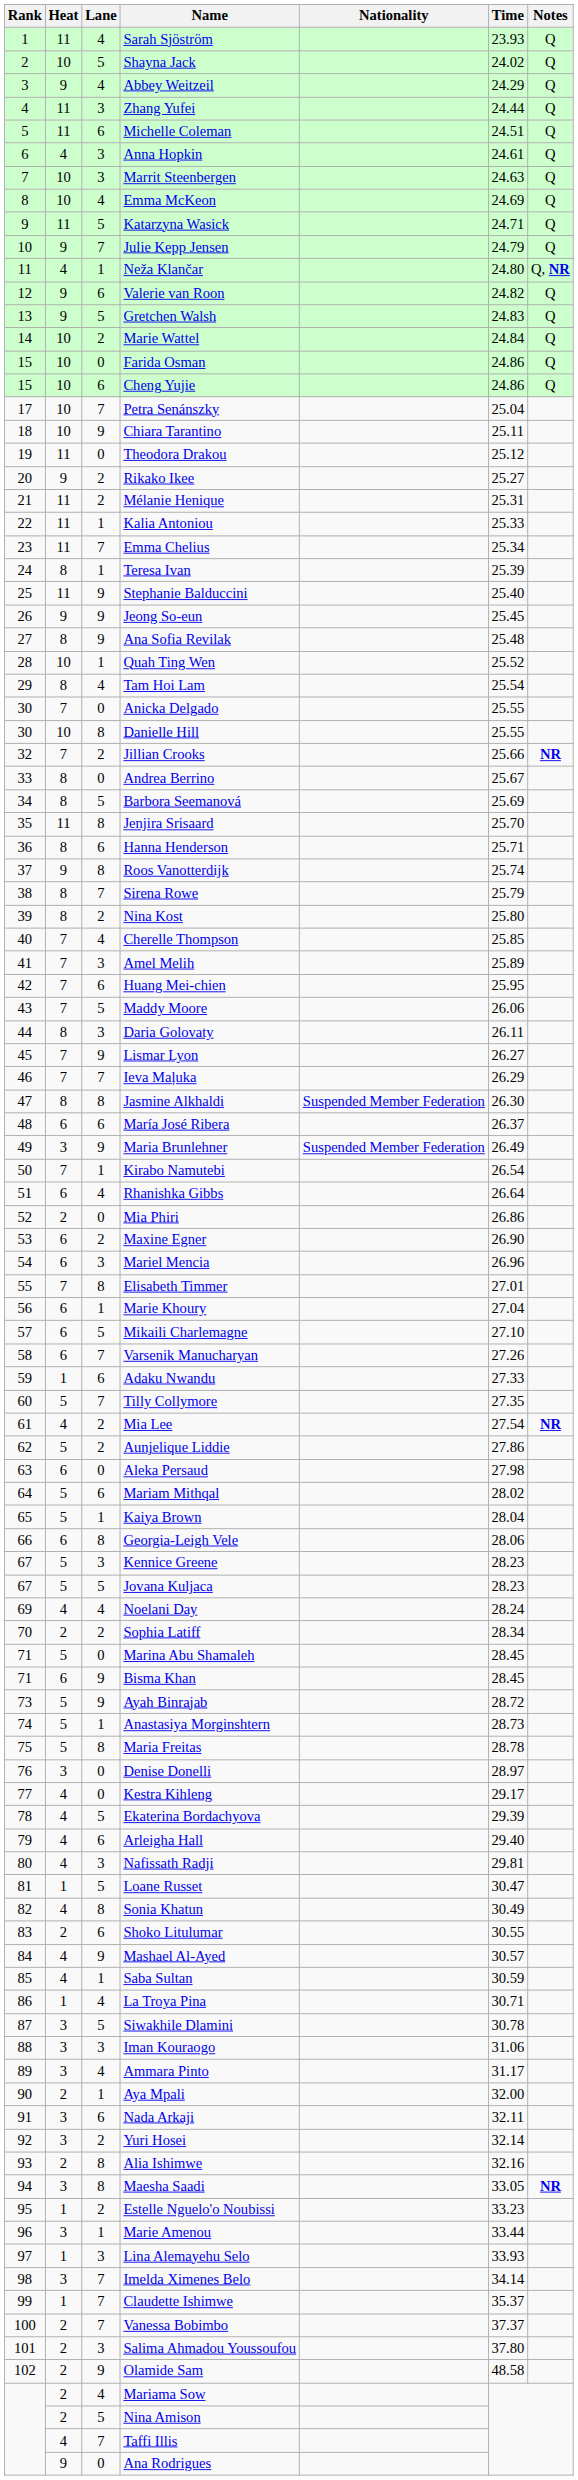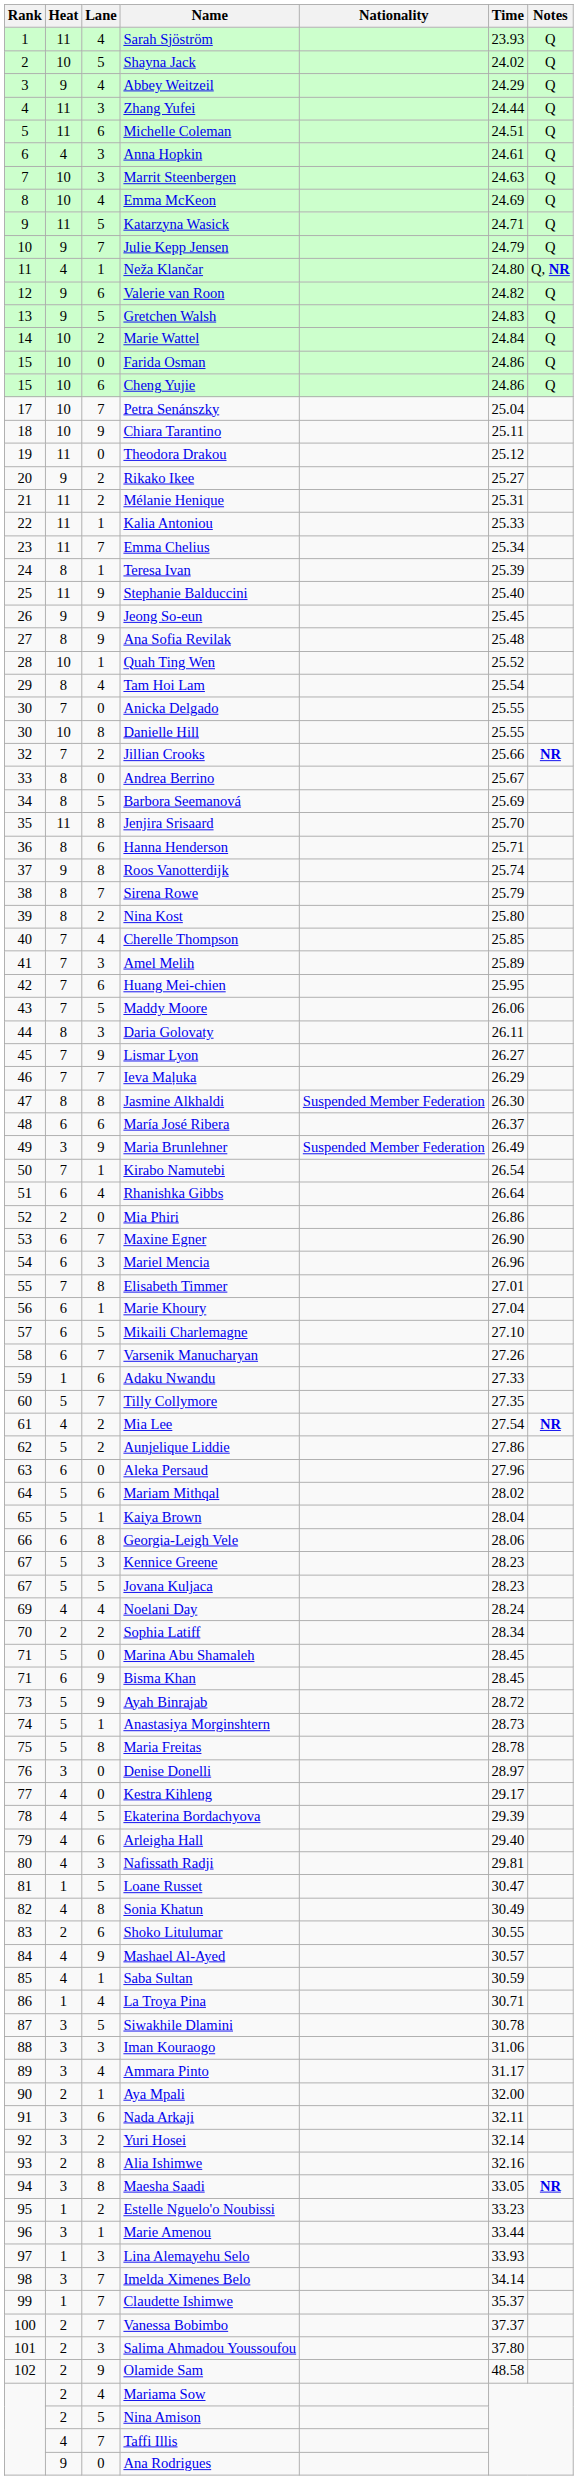(101, 1239) 2 -> (101, 1239) 7
(508, 1470) 27.98 -> (508, 1470) 27.96
